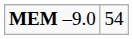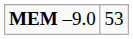(114, 19) 54 -> (114, 19) 53
